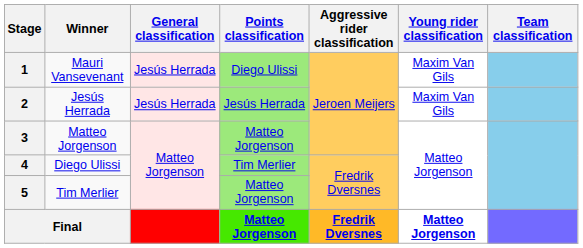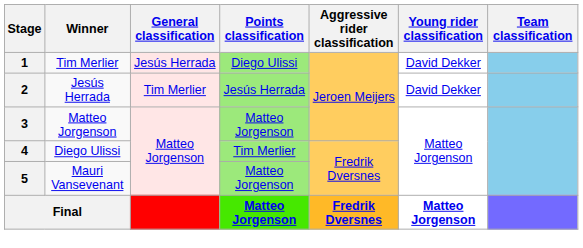(87, 70) Mauri Vansevenant -> (87, 63) Tim Merlier
(443, 70) Maxim Van Gils -> (443, 63) David Dekker
(175, 104) Jesús Herrada -> (175, 90) Tim Merlier
(443, 104) Maxim Van Gils -> (443, 90) David Dekker
(87, 193) Tim Merlier -> (87, 178) Mauri Vansevenant
